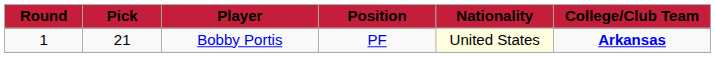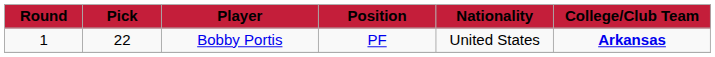(122, 40) 21 -> (122, 40) 22
(495, 40) lightyellow background -> (495, 40) no background
